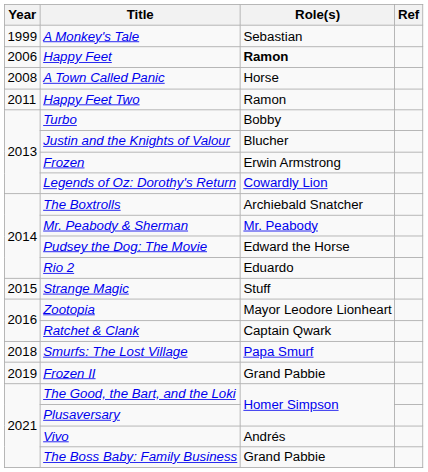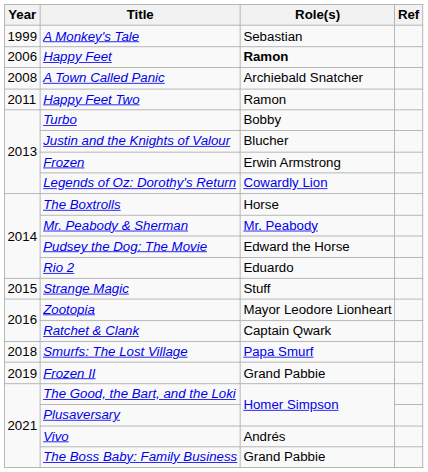(261, 78) Horse -> (303, 78) Archiebald Snatcher
(303, 204) Archiebald Snatcher -> (261, 204) Horse
